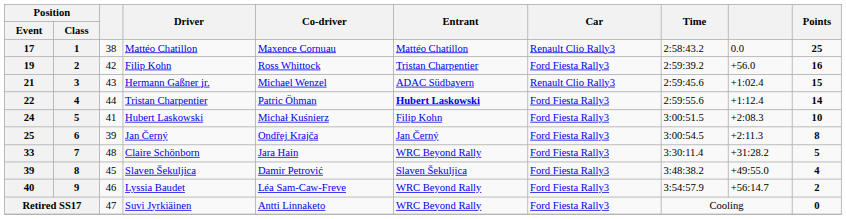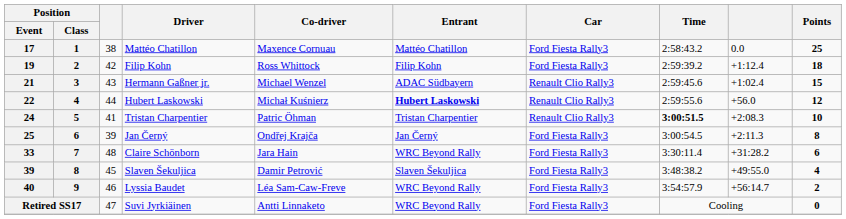(573, 47) Renault Clio Rally3 -> (569, 47) Ford Fiesta Rally3
(437, 65) Tristan Charpentier -> (418, 65) Filip Kohn
(743, 65) +56.0 -> (747, 65) +1:12.4
(817, 65) 16 -> (817, 65) 18
(166, 100) Tristan Charpentier -> (164, 100) Hubert Laskowski
(287, 100) Patric Öhman -> (293, 100) Michał Kuśnierz
(570, 100) Ford Fiesta Rally3 -> (571, 100) Renault Clio Rally3
(747, 100) +1:12.4 -> (743, 100) +56.0
(817, 100) 14 -> (817, 100) 12
(164, 117) Hubert Laskowski -> (166, 117) Tristan Charpentier
(293, 117) Michał Kuśnierz -> (287, 117) Patric Öhman
(419, 117) Filip Kohn -> (436, 117) Tristan Charpentier
(570, 117) Ford Fiesta Rally3 -> (571, 117) Renault Clio Rally3
(684, 117) normal -> (683, 117) bold
(817, 152) 5 -> (817, 152) 6
